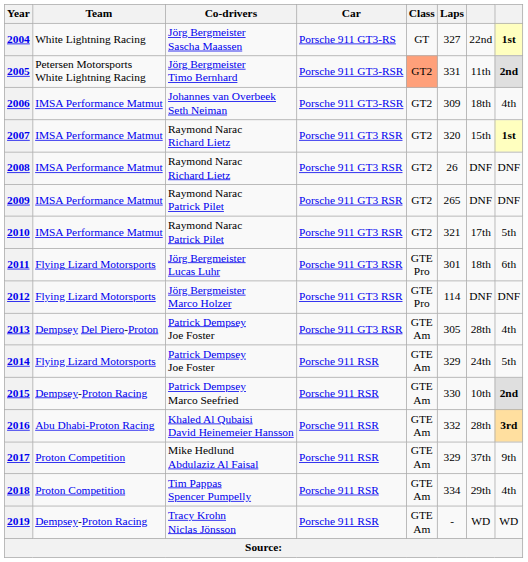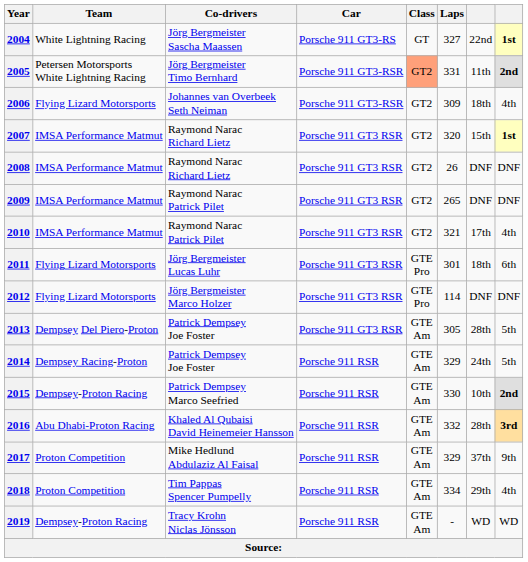(99, 104) IMSA Performance Matmut -> (95, 104) Flying Lizard Motorsports
(509, 232) 5th -> (509, 232) 4th
(509, 329) 4th -> (509, 329) 5th
(95, 361) Flying Lizard Motorsports -> (91, 361) Dempsey Racing-Proton
